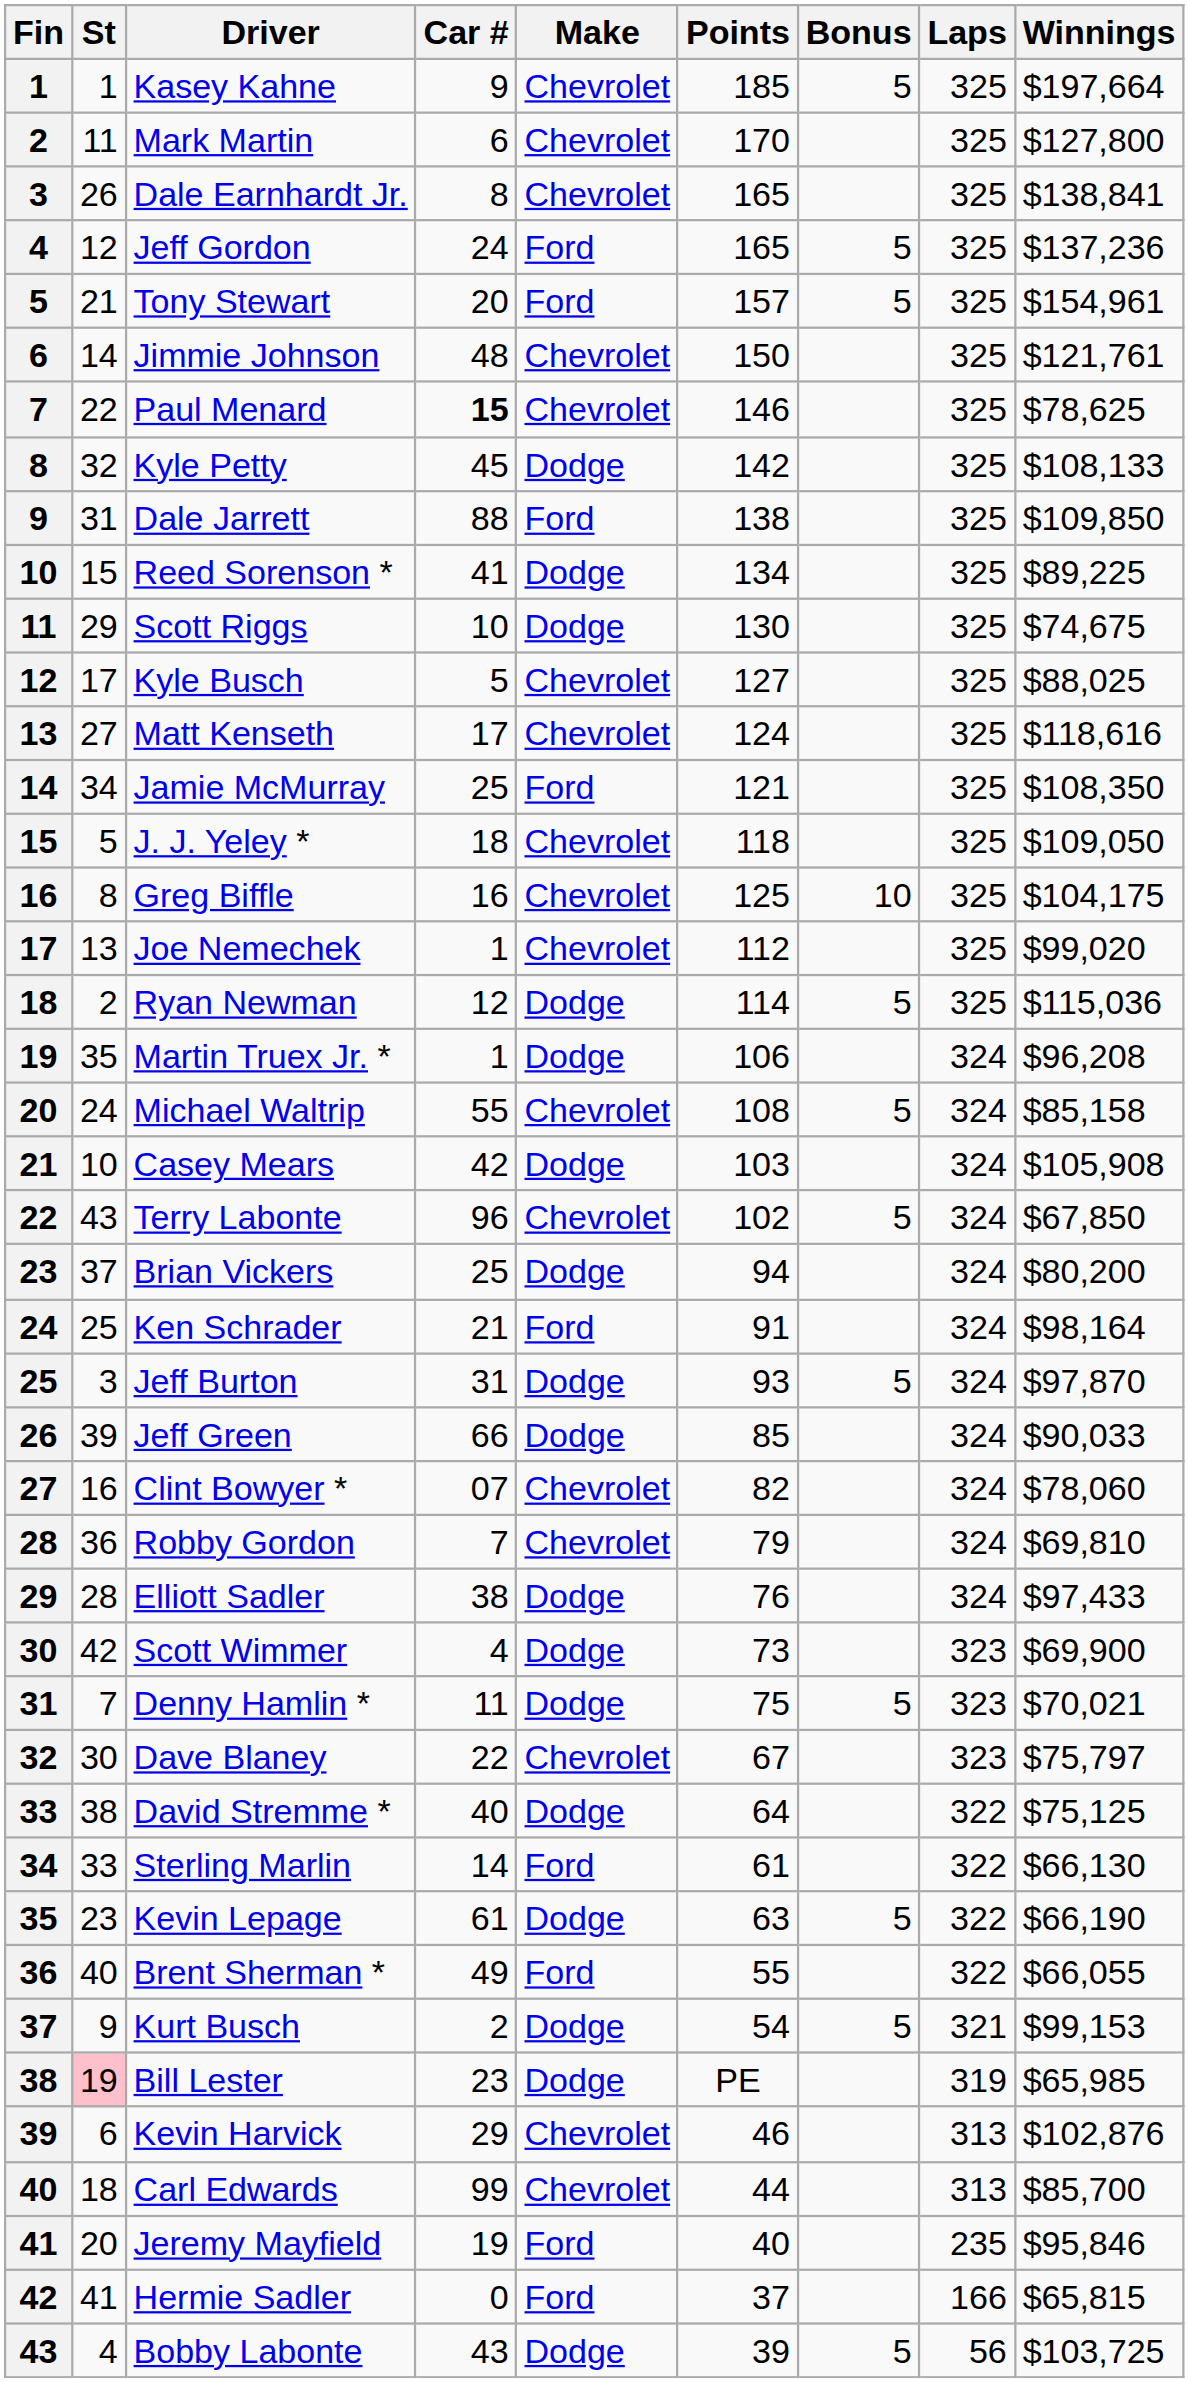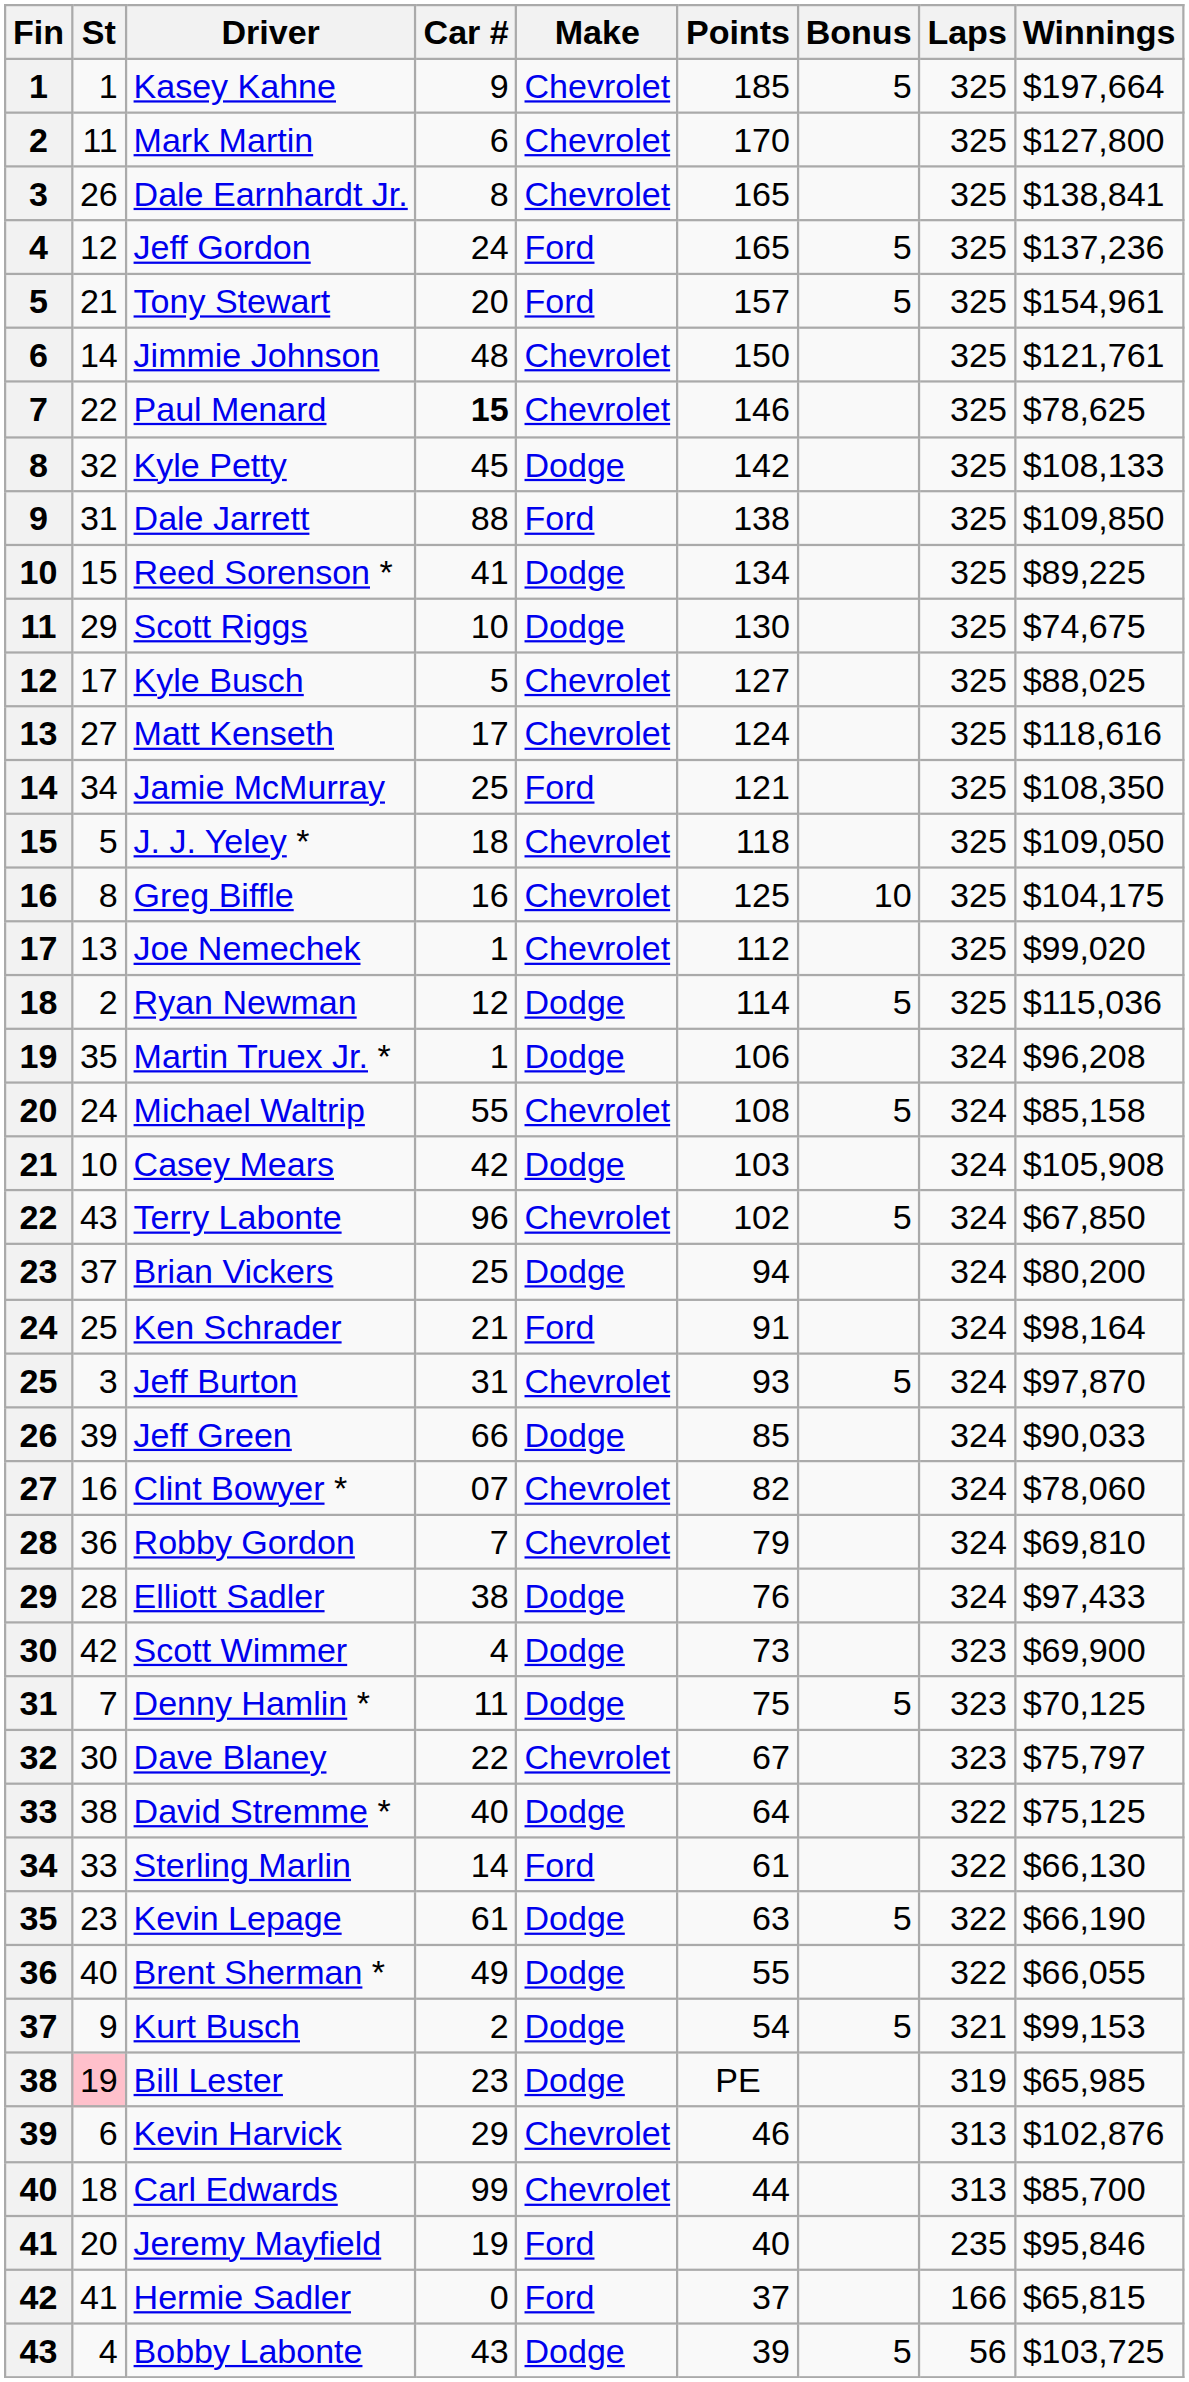(575, 1380) Dodge -> (597, 1380) Chevrolet
(1084, 1703) $70,021 -> (1084, 1703) $70,125
(560, 1973) Ford -> (575, 1973) Dodge
